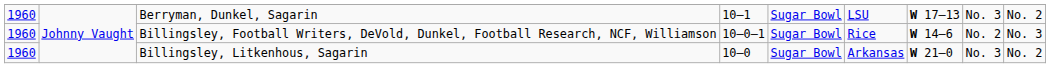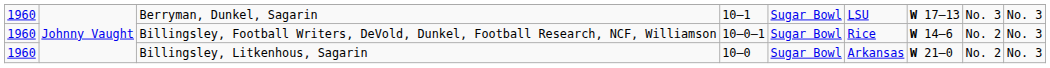(1025, 14) No. 2 -> (1025, 14) No. 3
(983, 53) No. 3 -> (983, 53) No. 2
(1025, 53) No. 2 -> (1025, 53) No. 3
